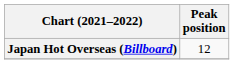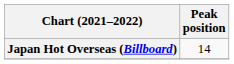(204, 48) 12 -> (204, 48) 14
